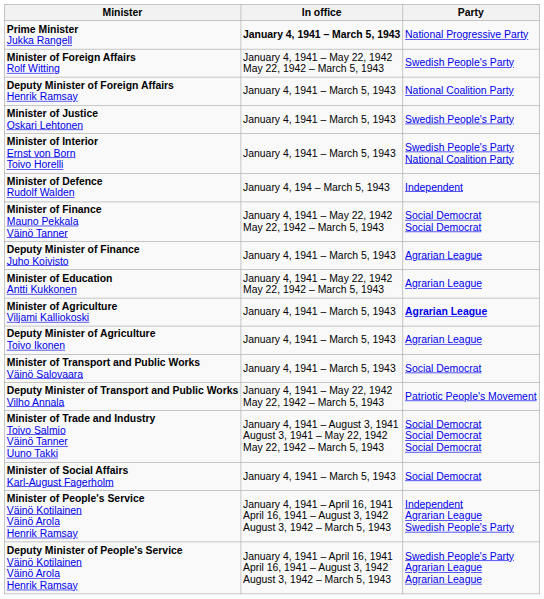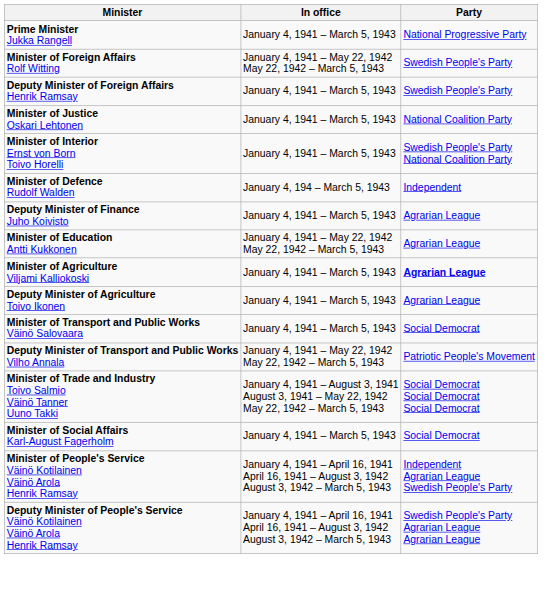(322, 35) bold -> (319, 35) normal
(459, 91) National Coalition Party -> (458, 91) Swedish People's Party
(460, 119) Swedish People's Party -> (458, 119) National Coalition Party
- row: (54, 221)
